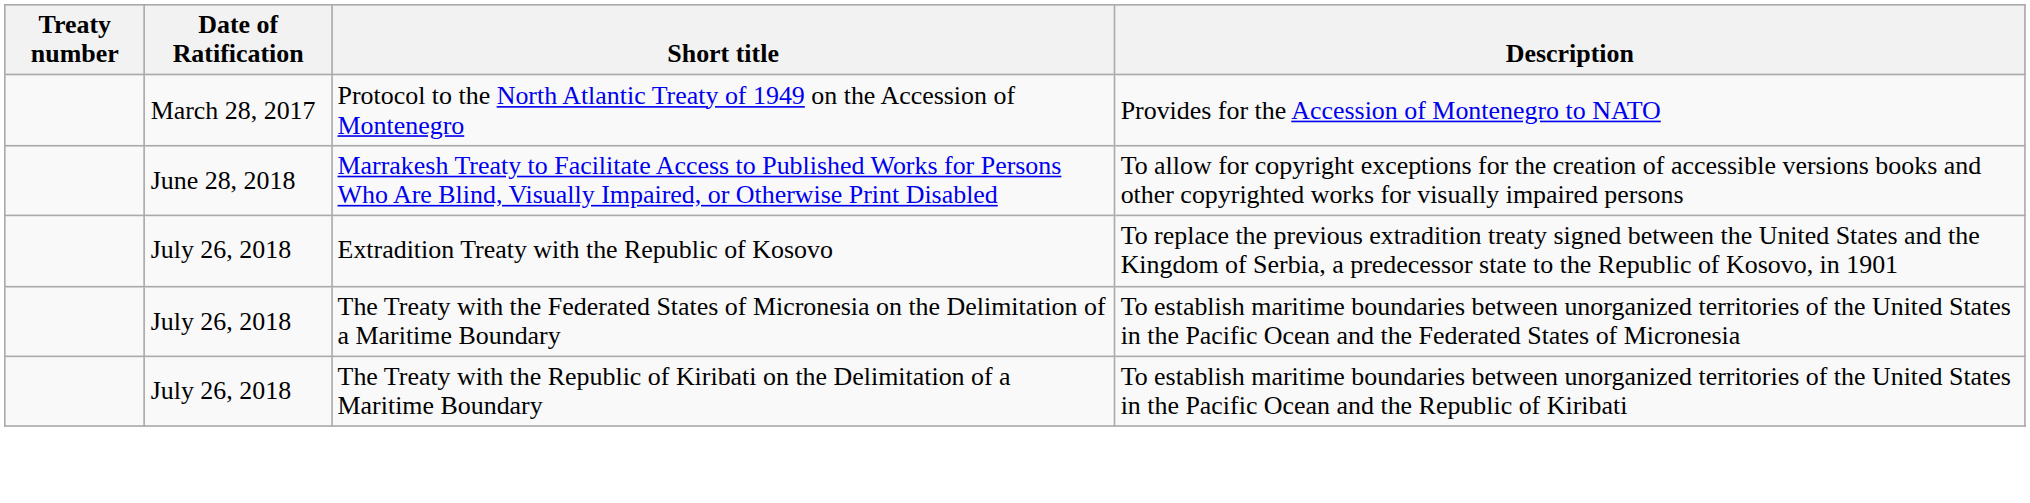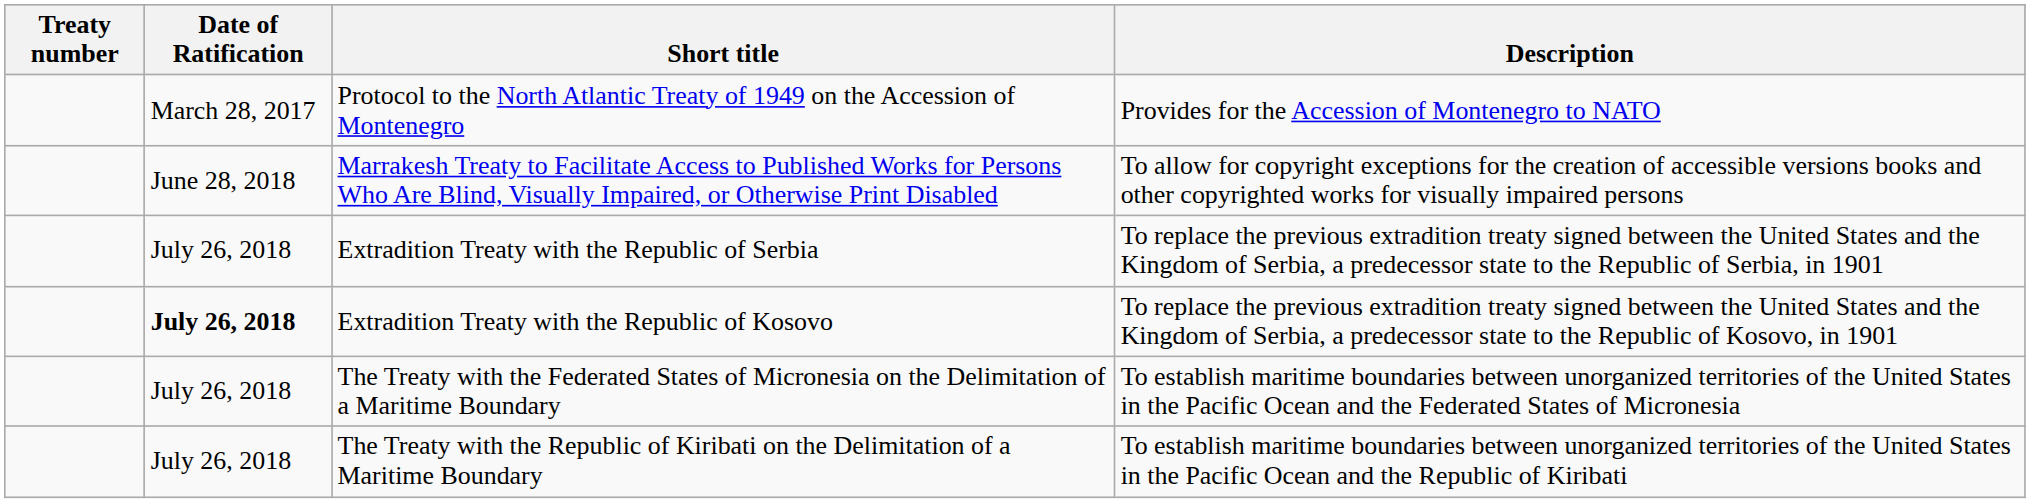+ row: (578, 250)
(221, 250) normal -> (223, 320) bold
